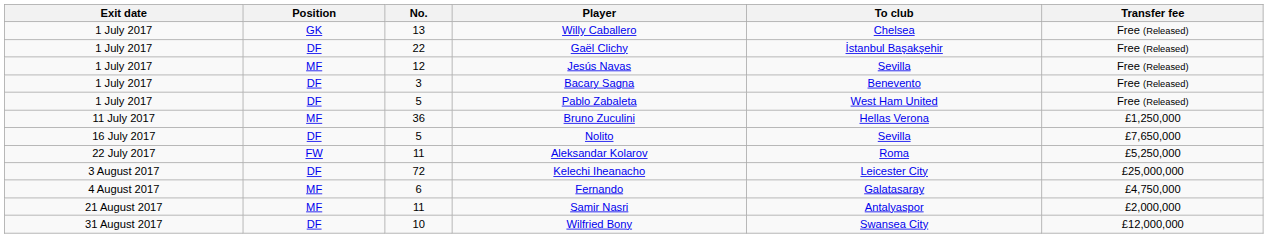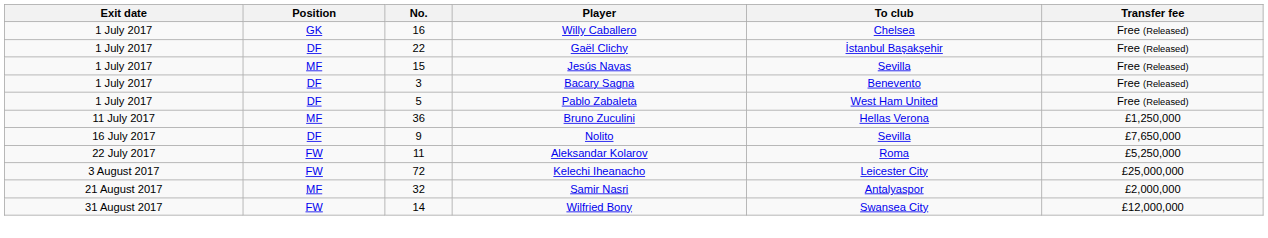(419, 30) 13 -> (419, 30) 16
(419, 66) 12 -> (419, 66) 15
(419, 136) 5 -> (419, 136) 9
(314, 171) DF -> (314, 171) FW
- row: (599, 189)
(419, 206) 11 -> (419, 189) 32
(314, 224) DF -> (314, 206) FW
(419, 224) 10 -> (419, 206) 14
